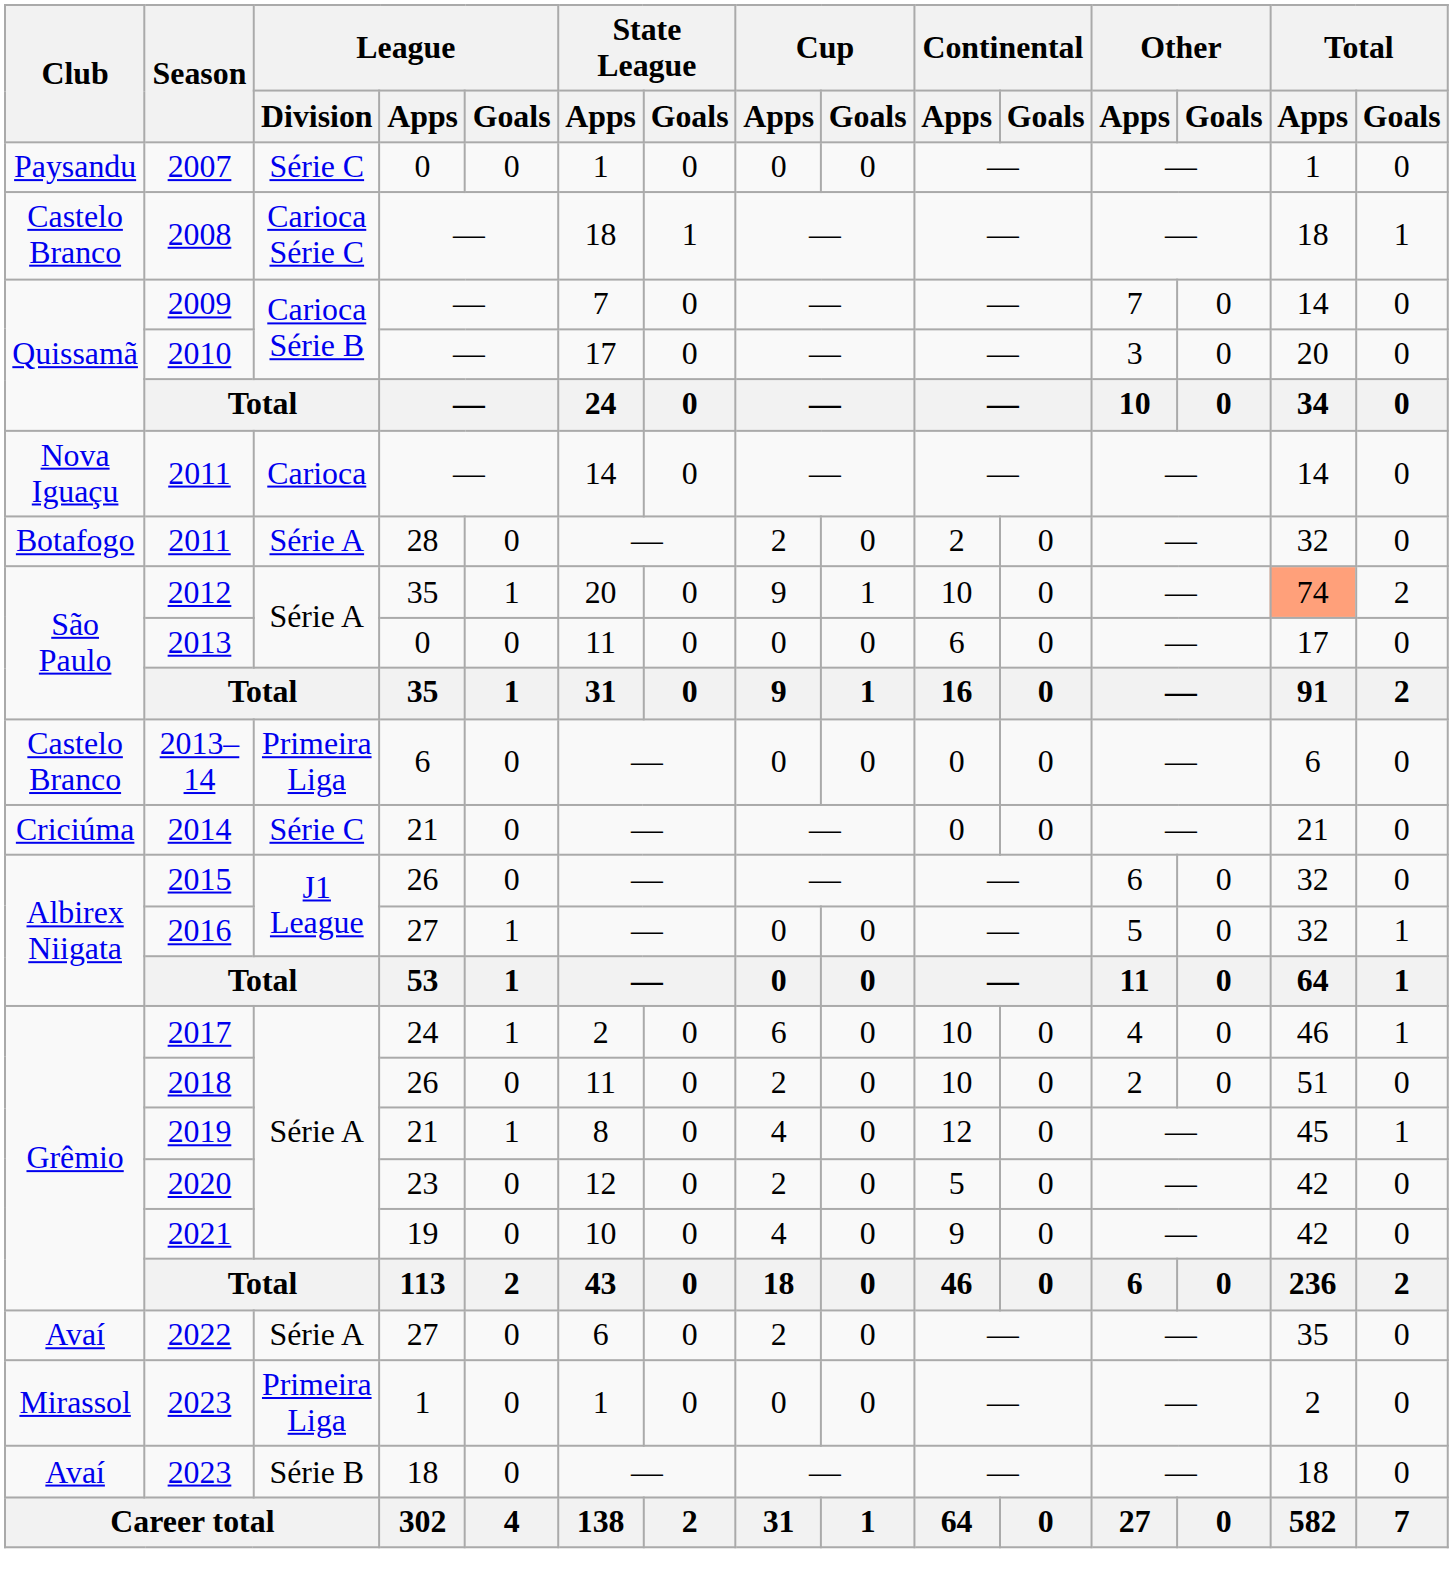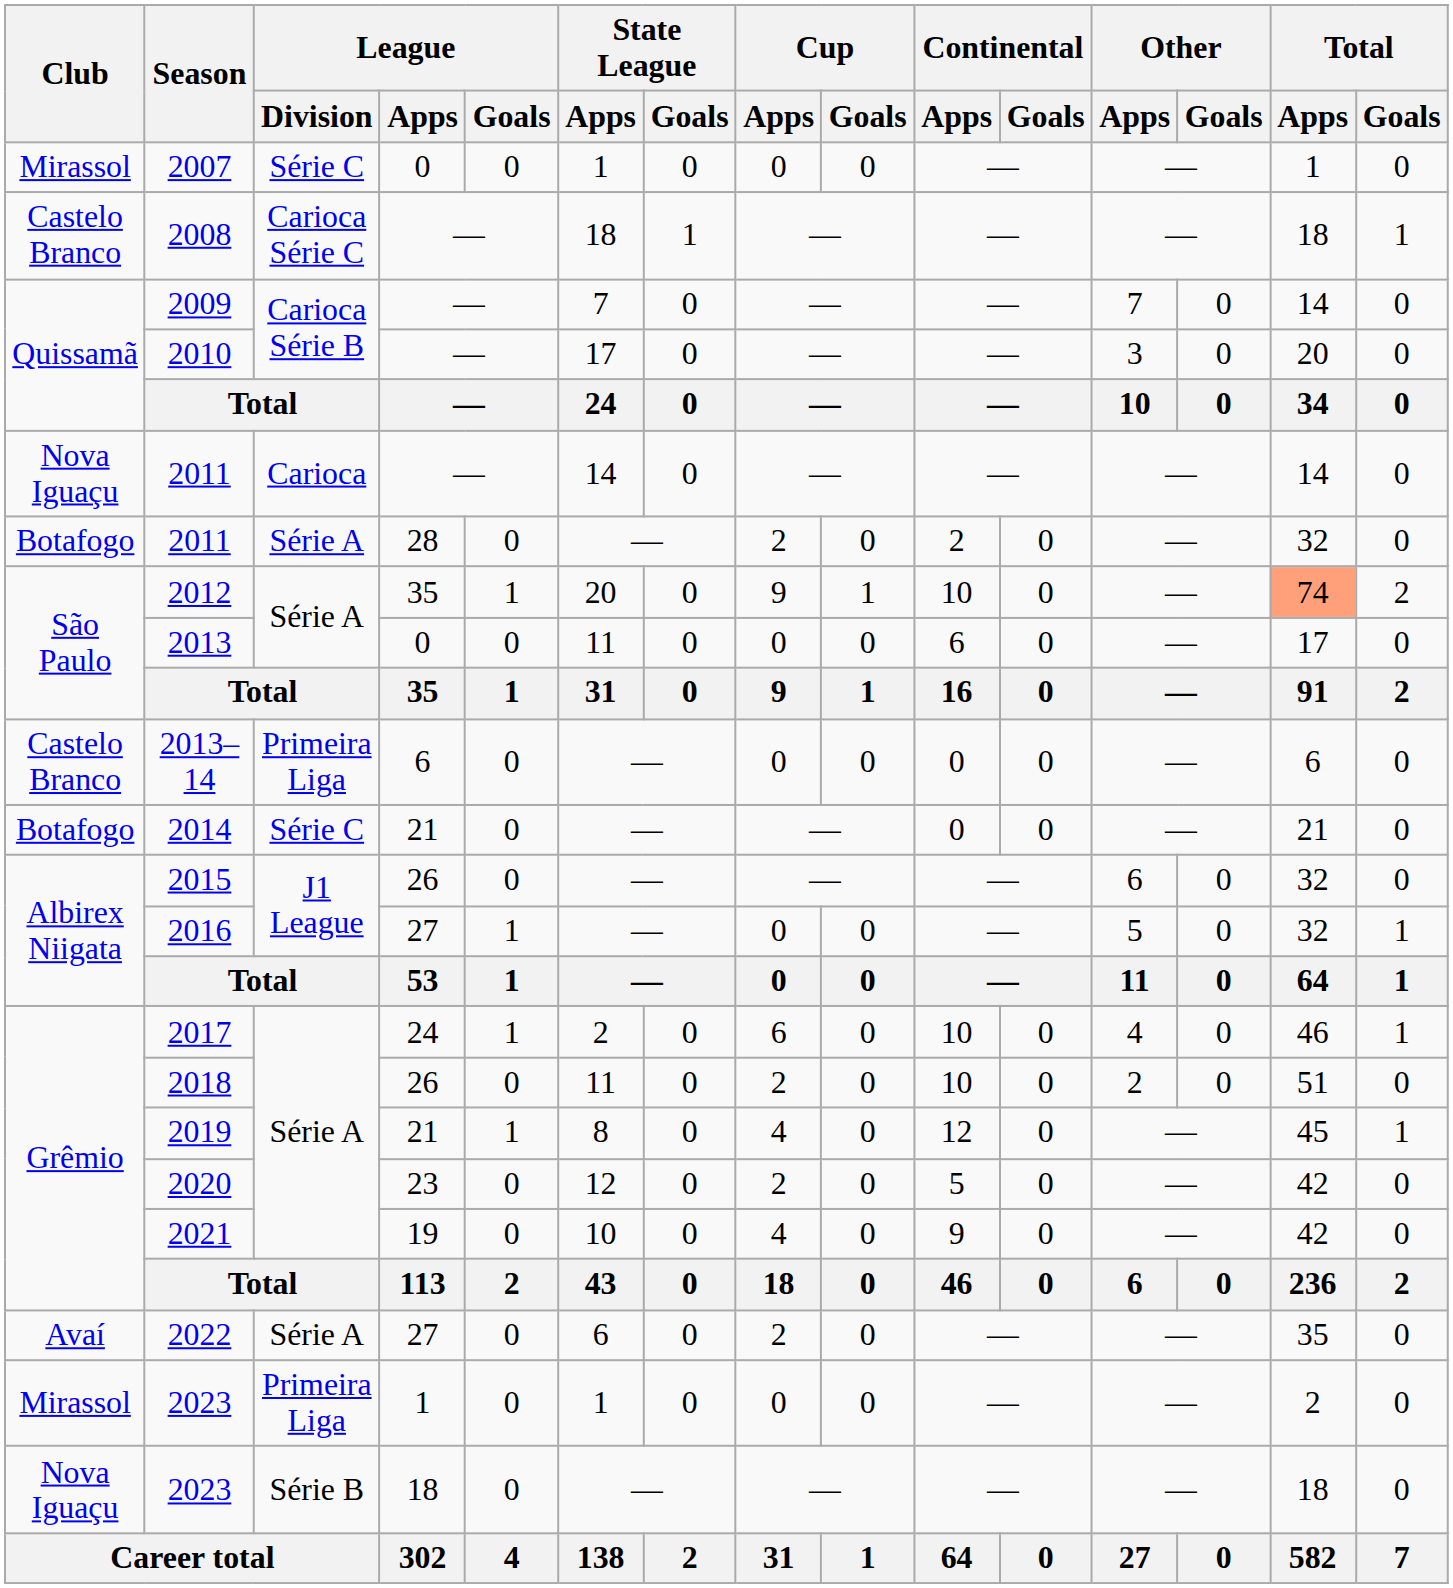(75, 166) Paysandu -> (75, 166) Mirassol
(75, 829) Criciúma -> (75, 829) Botafogo
(75, 1471) Avaí -> (75, 1489) Nova Iguaçu
